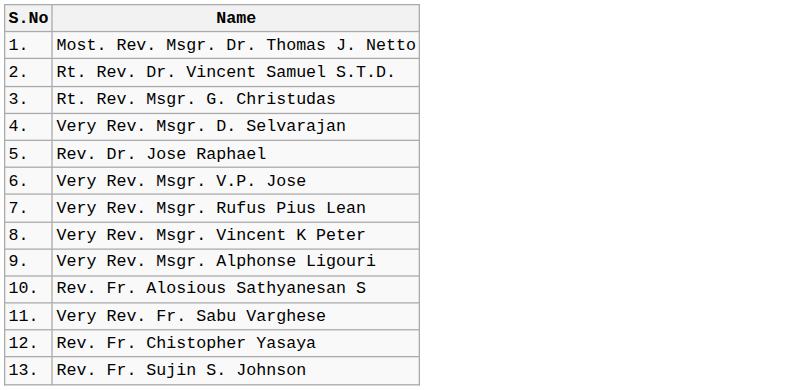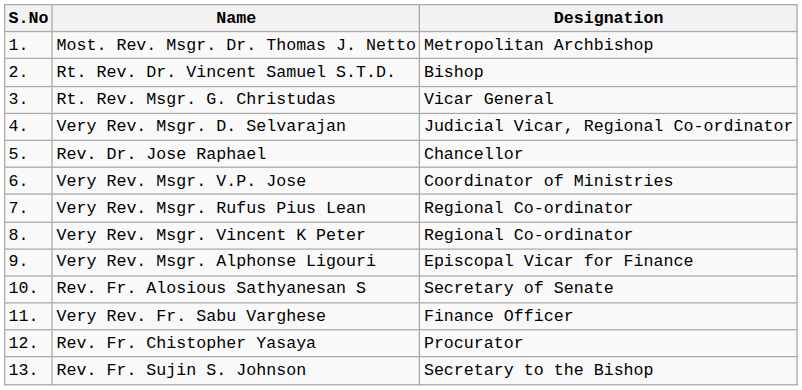+ column: (609, 18)
